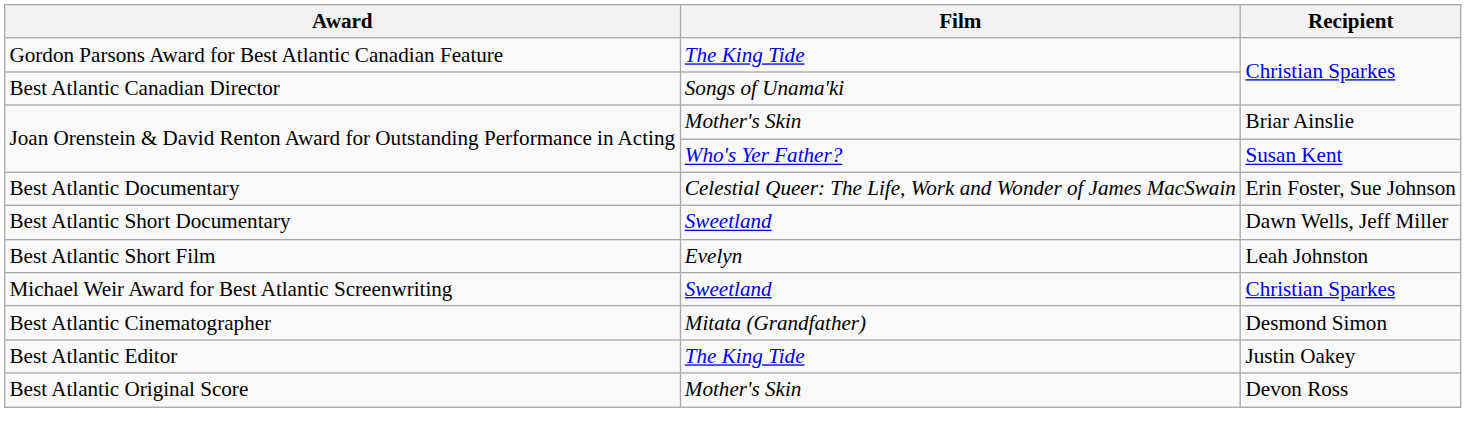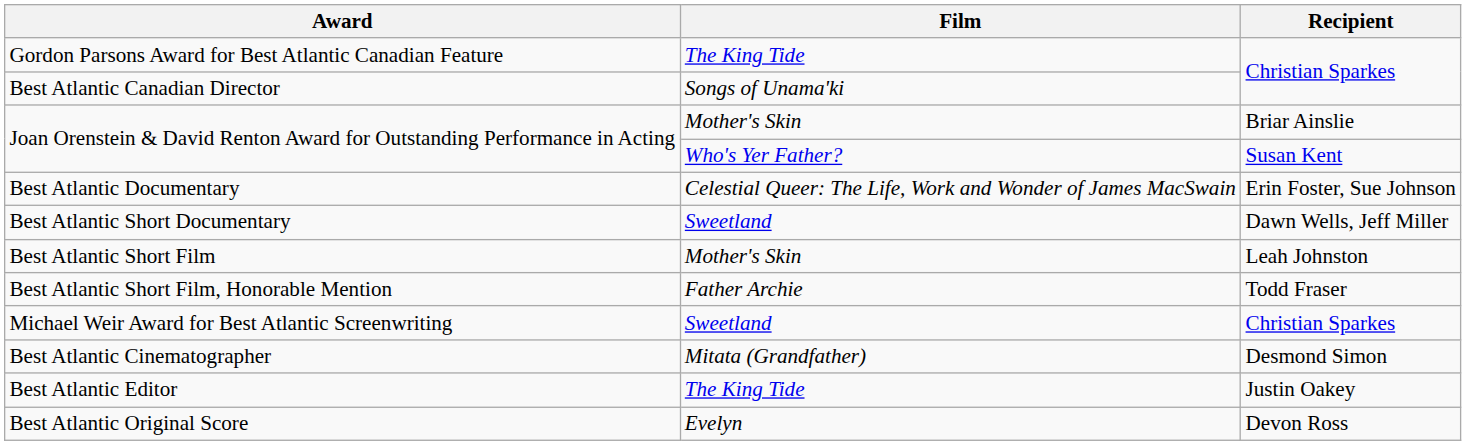(714, 255) Evelyn -> (743, 255) Mother's Skin
+ row: (201, 289)
(743, 389) Mother's Skin -> (714, 423) Evelyn
